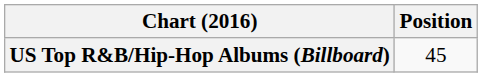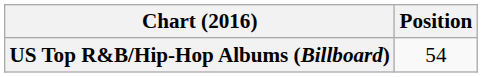(436, 54) 45 -> (436, 54) 54
